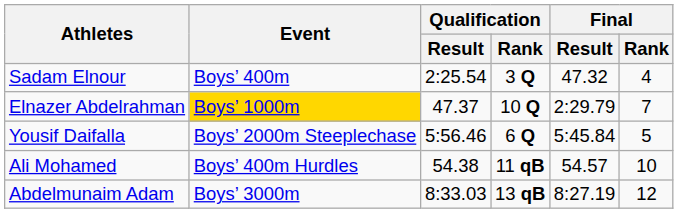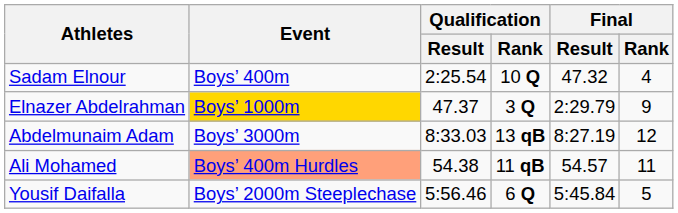(520, 78) 3 Q -> (520, 78) 10 Q
(520, 107) 10 Q -> (520, 107) 3 Q
(646, 107) 7 -> (646, 107) 9
rows swapped: (91, 194) <-> (67, 136)
(276, 165) no background -> (276, 165) lightsalmon background
(646, 165) 10 -> (646, 165) 11
